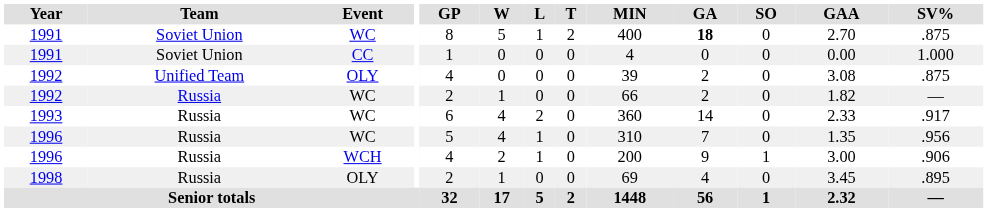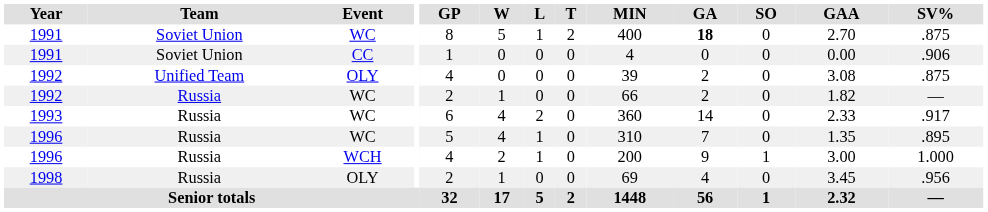(936, 54) 1.000 -> (936, 54) .906
(936, 136) .956 -> (936, 136) .895
(936, 156) .906 -> (936, 156) 1.000
(936, 177) .895 -> (936, 177) .956
